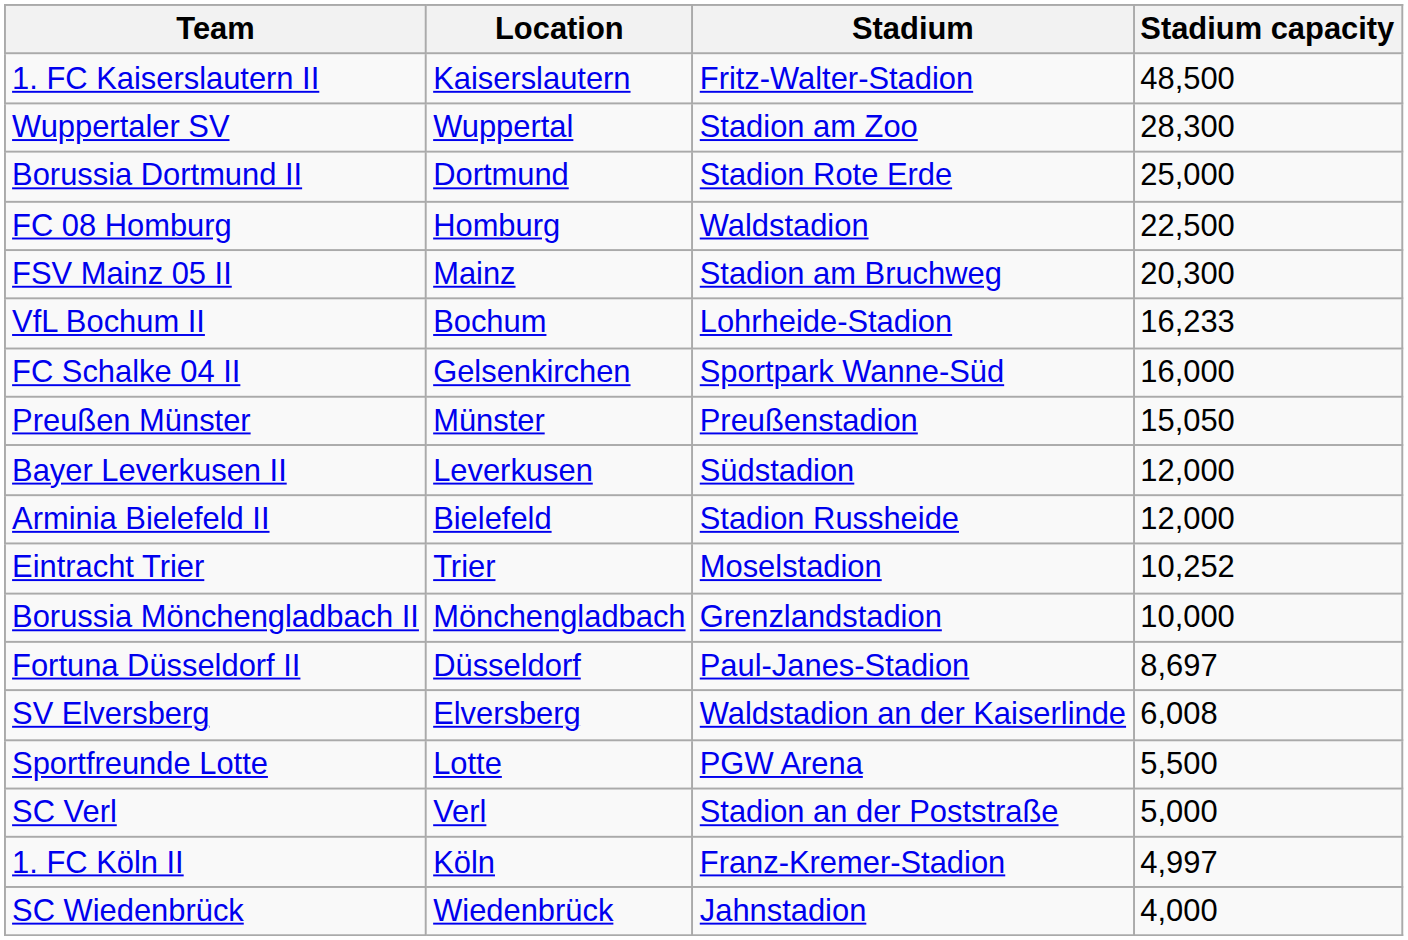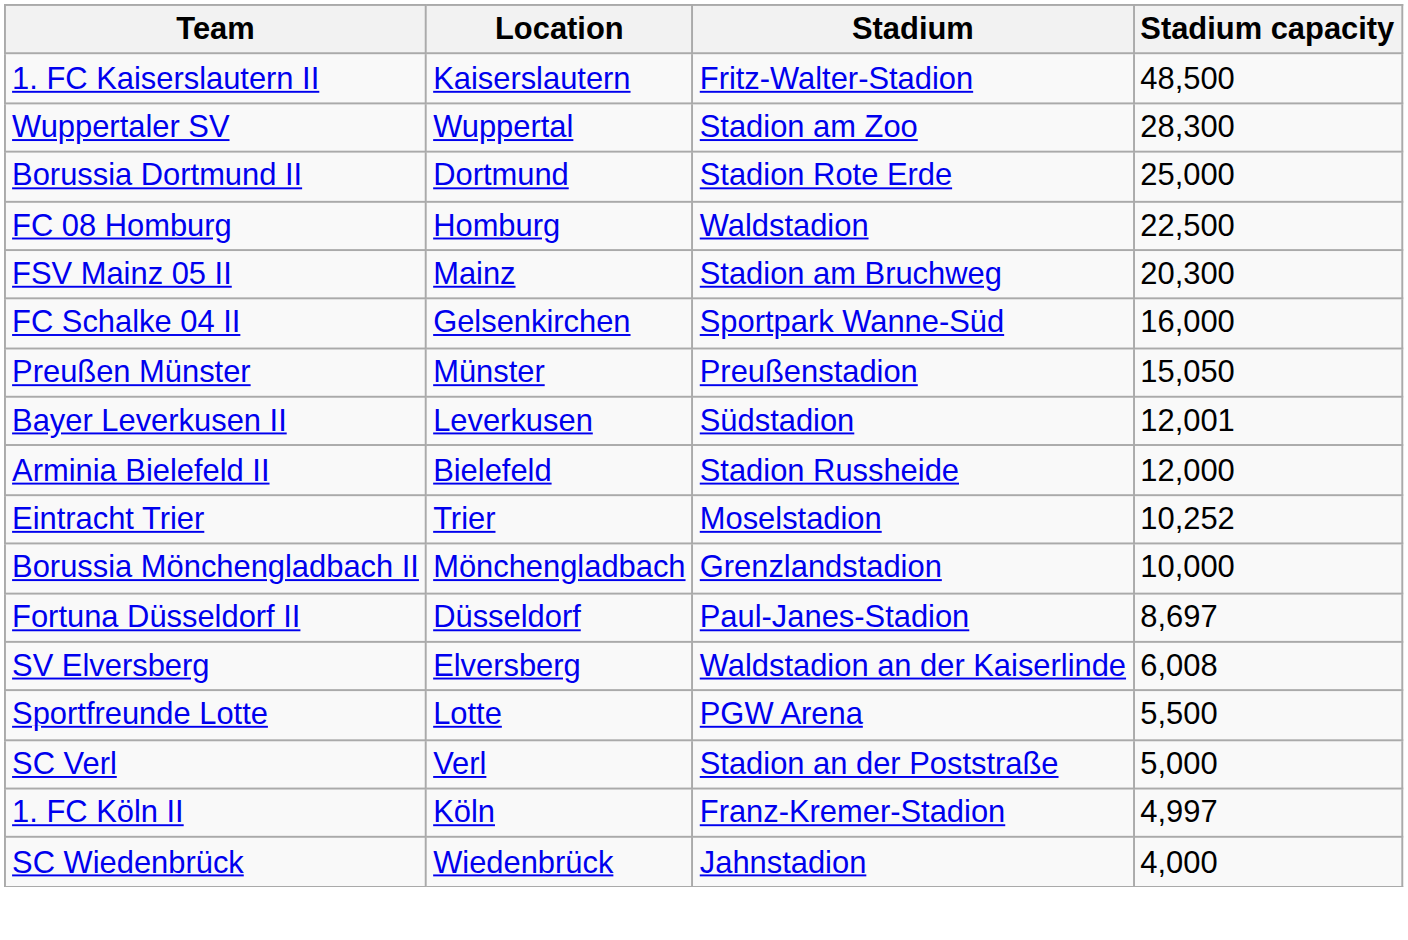- row: (108, 322)
(1188, 469) 12,000 -> (1188, 420) 12,001
